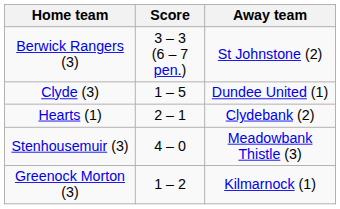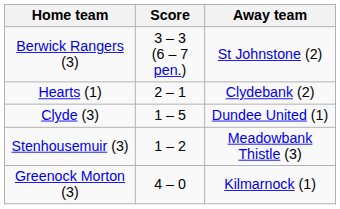rows swapped: (70, 92) <-> (70, 115)
(170, 146) 4 – 0 -> (170, 146) 1 – 2
(170, 184) 1 – 2 -> (170, 184) 4 – 0
